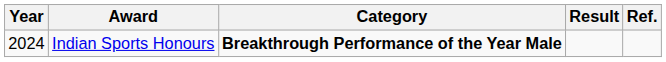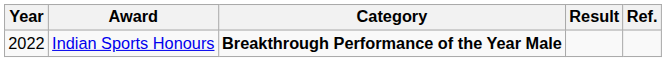(26, 43) 2024 -> (26, 43) 2022
